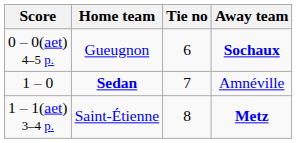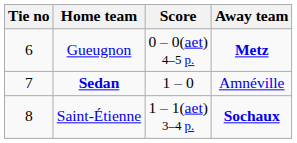columns swapped: (187, 16) <-> (38, 16)
(252, 50) Sochaux -> (252, 50) Metz
(252, 116) Metz -> (252, 116) Sochaux
